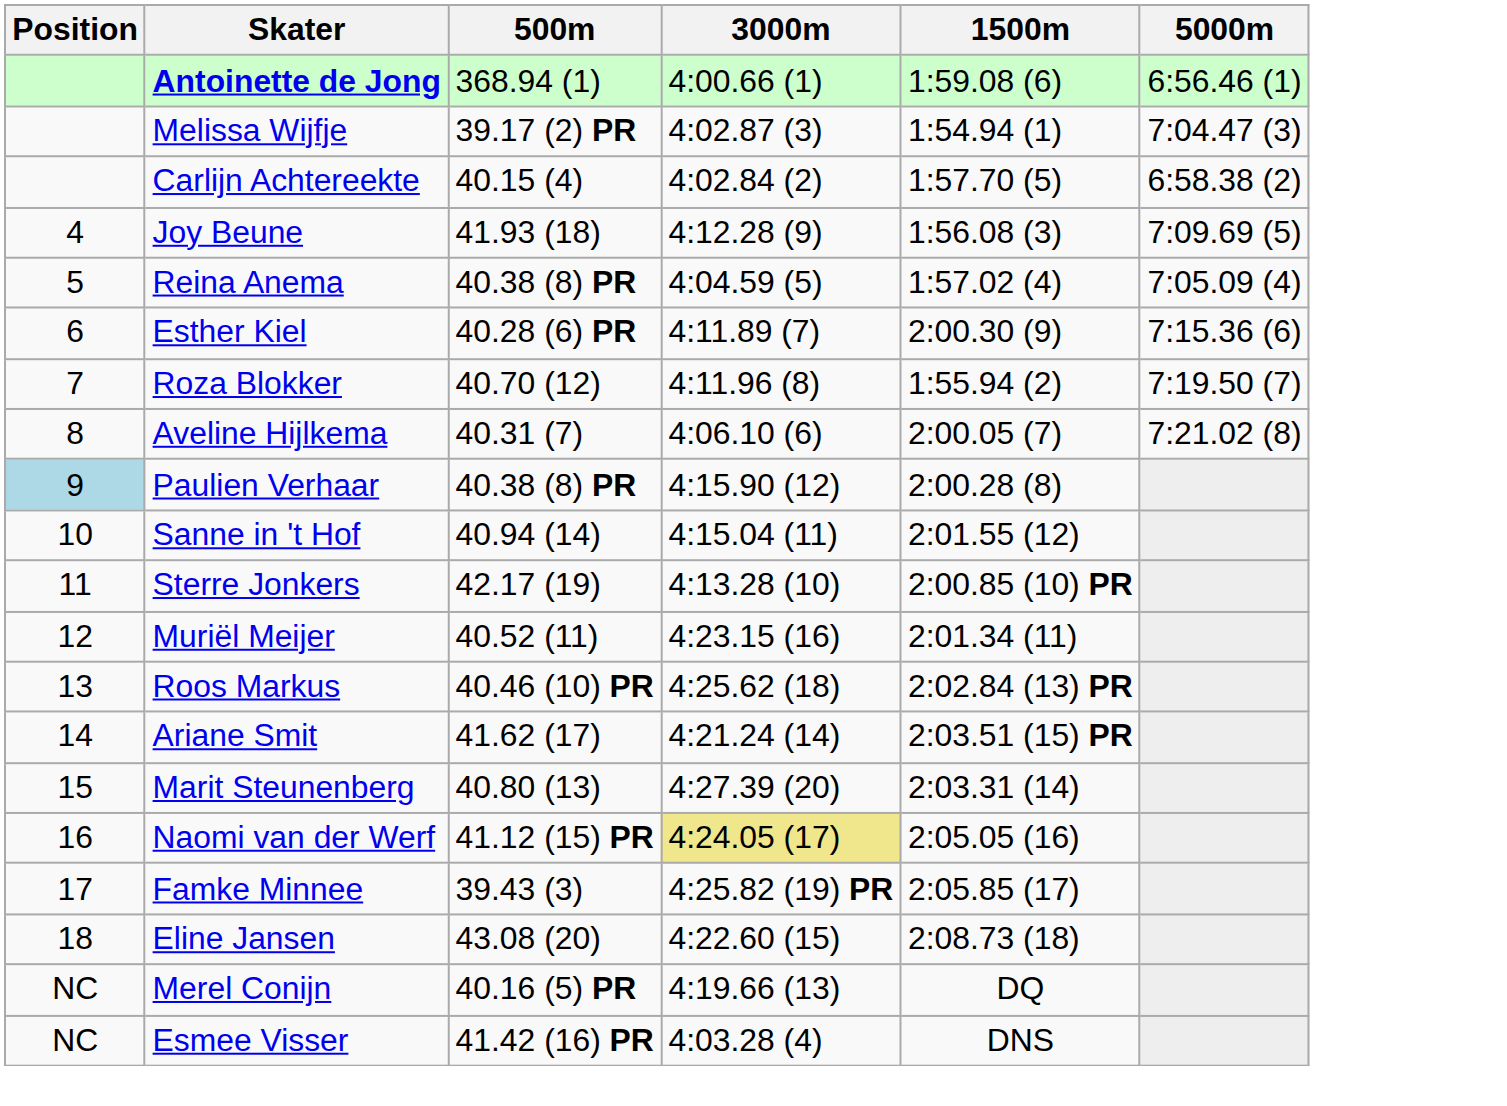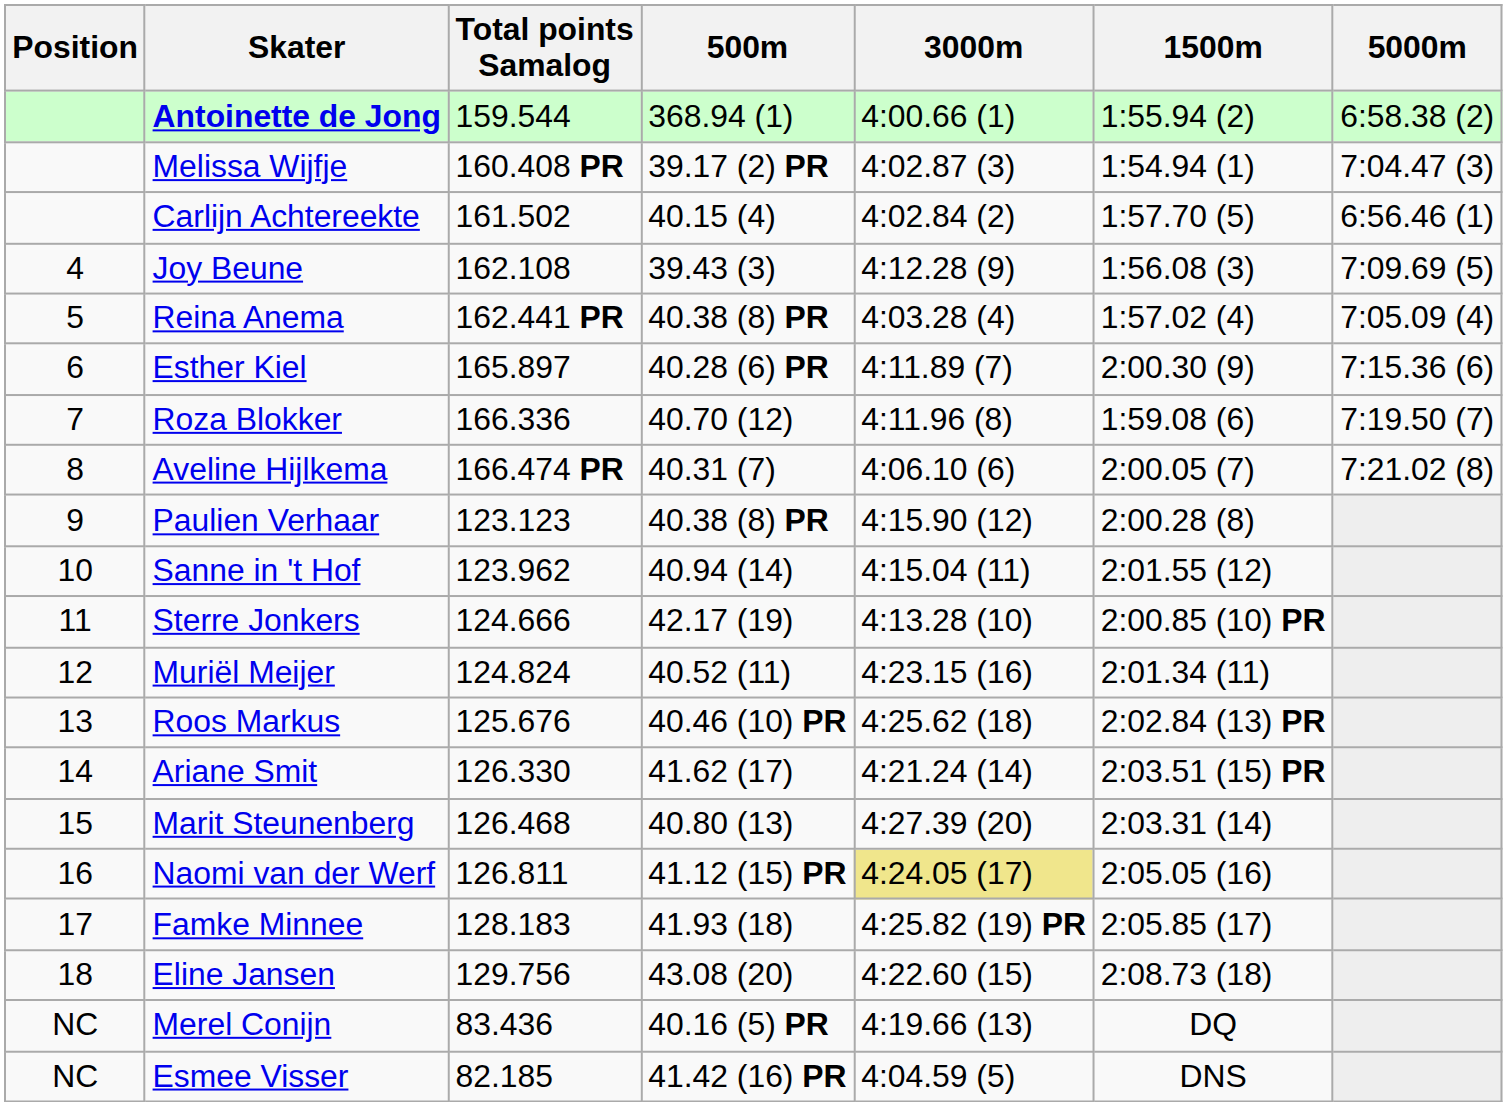+ column: (545, 47)
(985, 80) 1:59.08 (6) -> (1178, 116) 1:55.94 (2)
(1225, 80) 6:56.46 (1) -> (1417, 116) 6:58.38 (2)
(1225, 181) 6:58.38 (2) -> (1417, 217) 6:56.46 (1)
(528, 231) 41.93 (18) -> (712, 267) 39.43 (3)
(746, 282) 4:04.59 (5) -> (938, 318) 4:03.28 (4)
(985, 383) 1:55.94 (2) -> (1178, 419) 1:59.08 (6)
(75, 484) lightblue background -> (75, 520) no background
(519, 888) 39.43 (3) -> (721, 924) 41.93 (18)
(746, 1039) 4:03.28 (4) -> (938, 1075) 4:04.59 (5)
